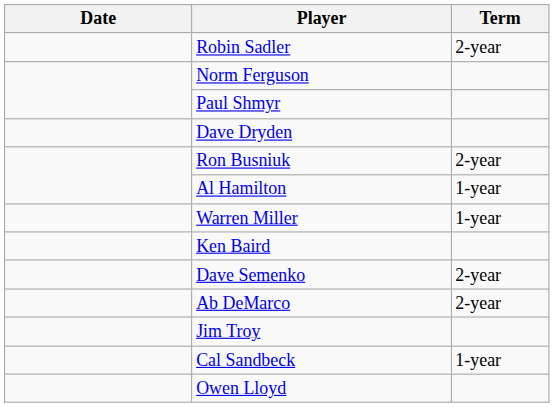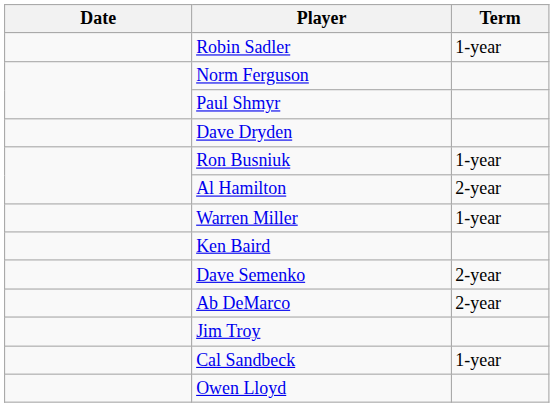(478, 47) 2-year -> (478, 47) 1-year
(478, 160) 2-year -> (478, 160) 1-year
(478, 189) 1-year -> (478, 189) 2-year
